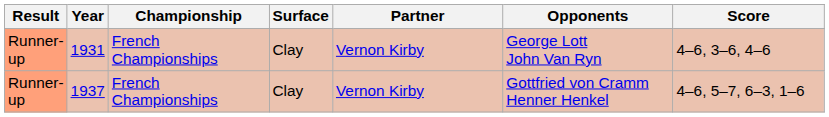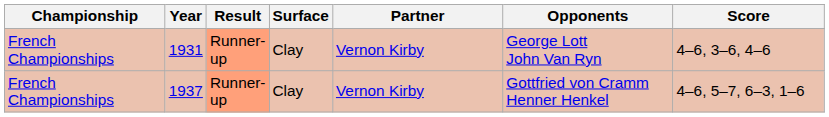columns swapped: (36, 16) <-> (189, 16)
